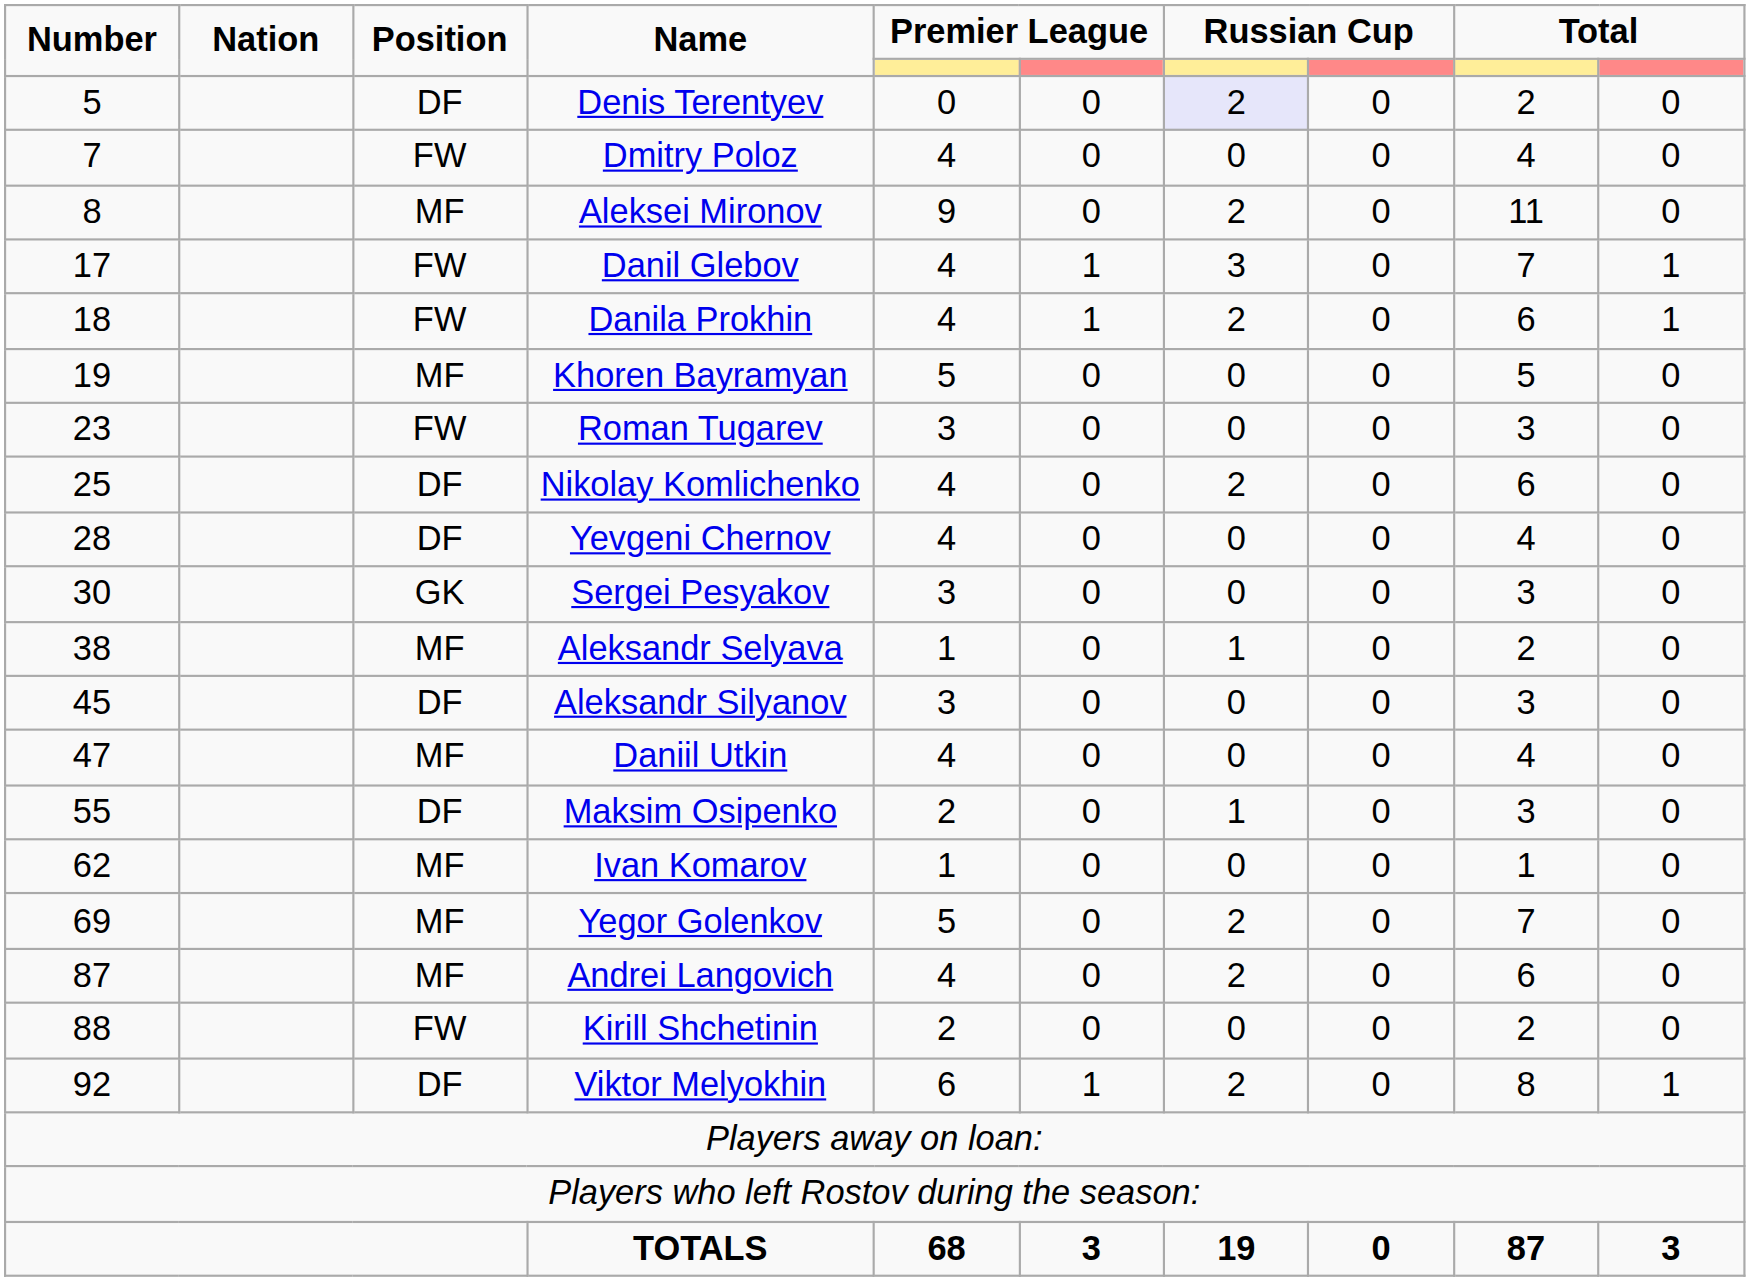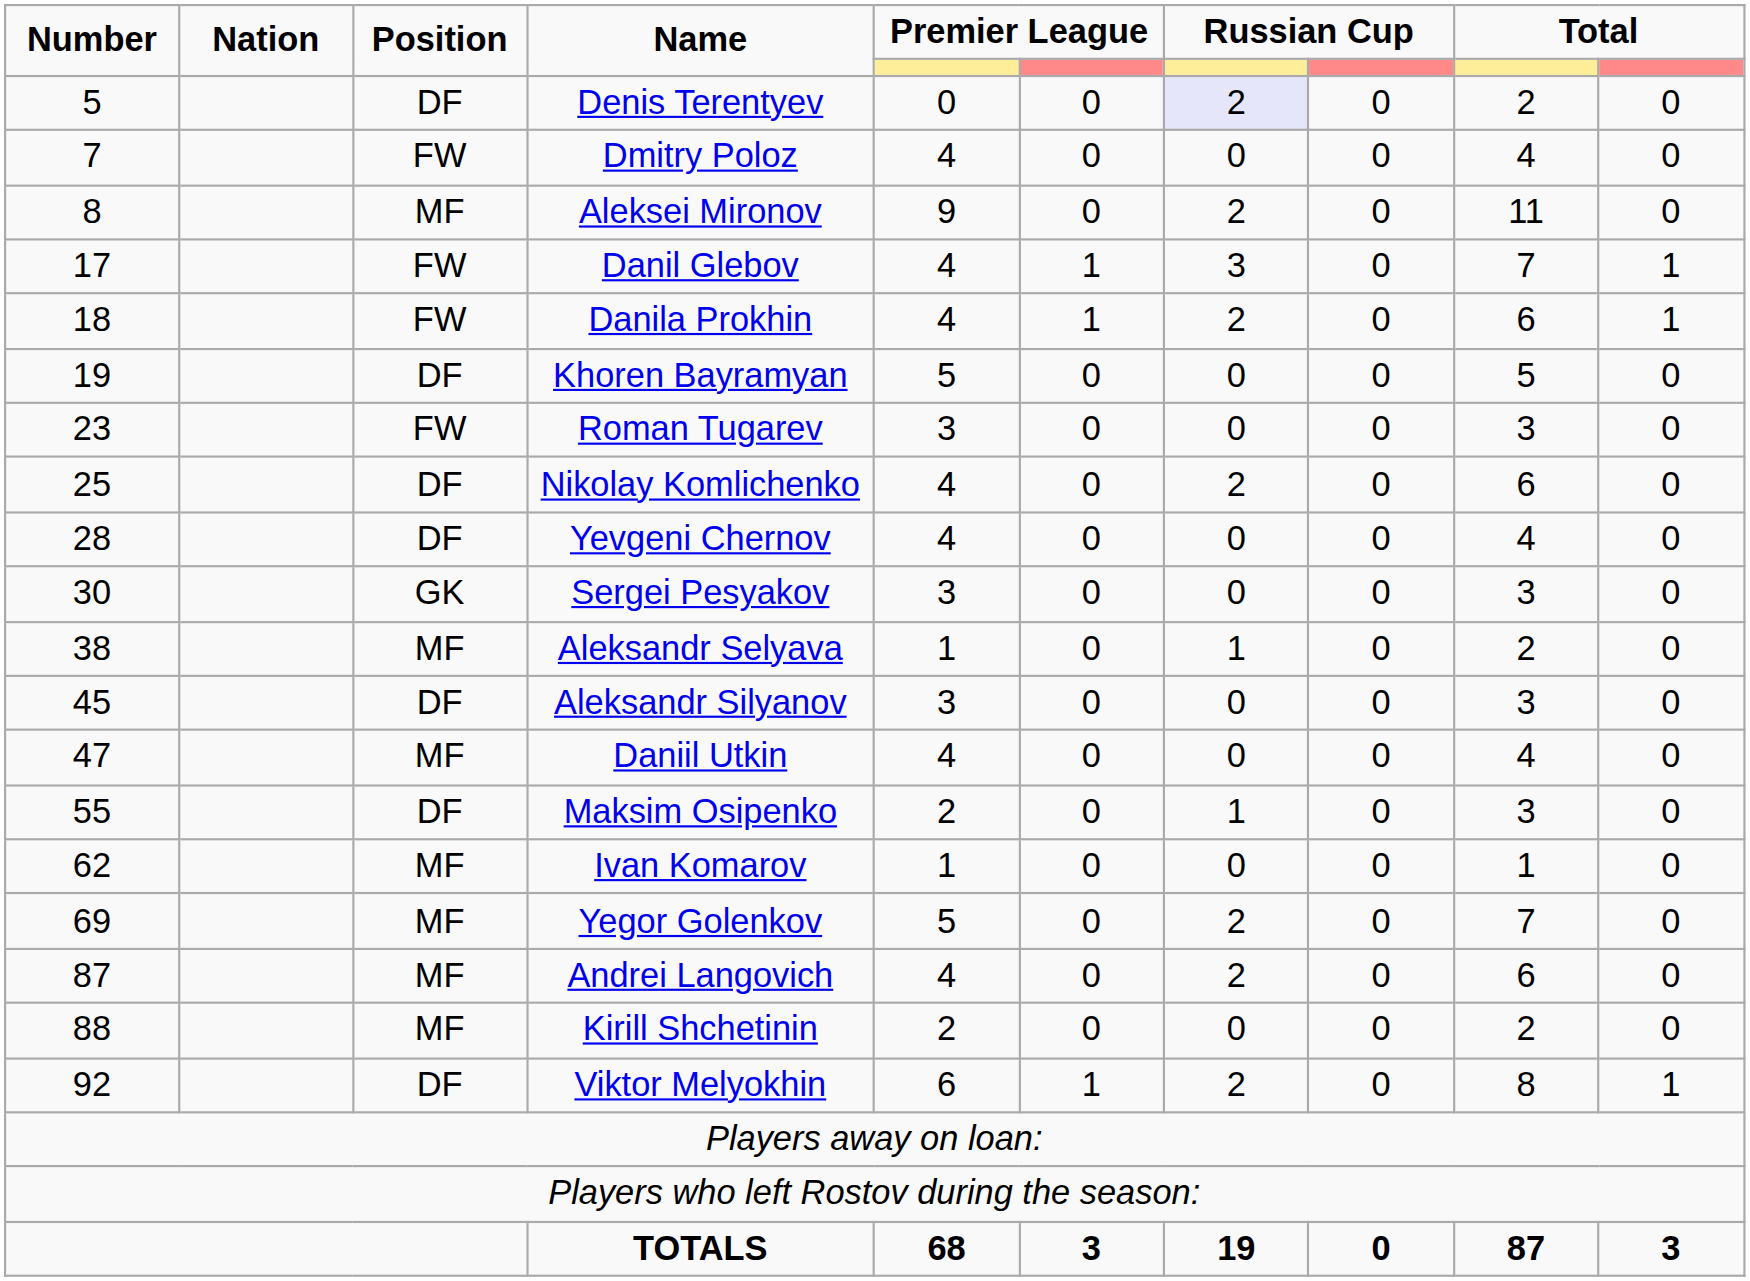(440, 374) MF -> (440, 374) DF
(440, 1029) FW -> (440, 1029) MF
